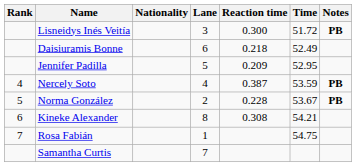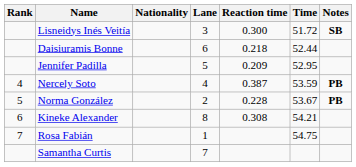(336, 30) PB -> (336, 30) SB
(305, 48) 52.49 -> (305, 48) 52.44
